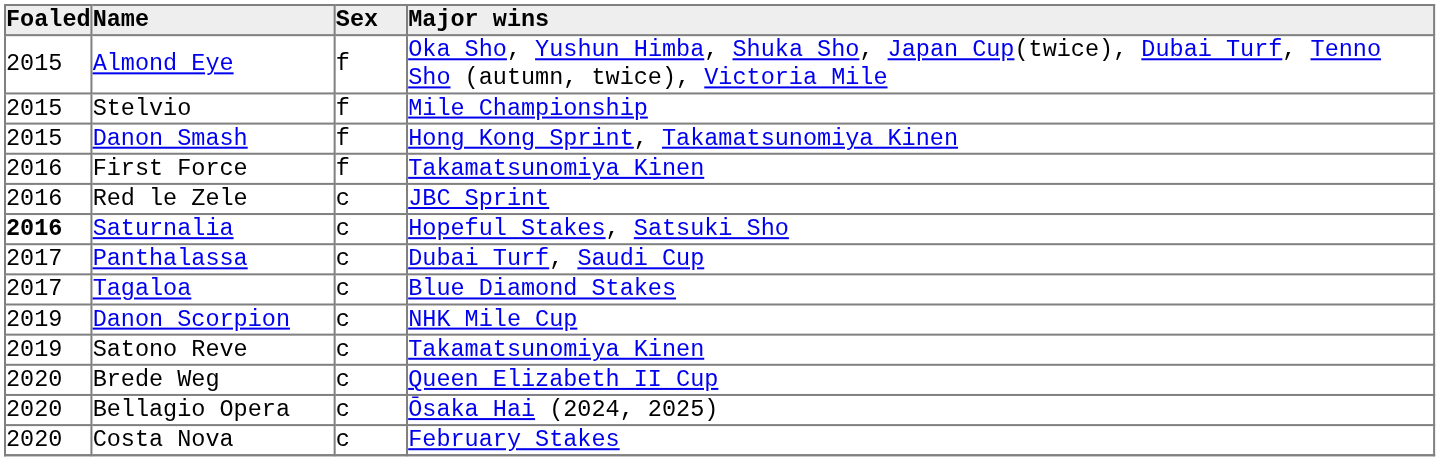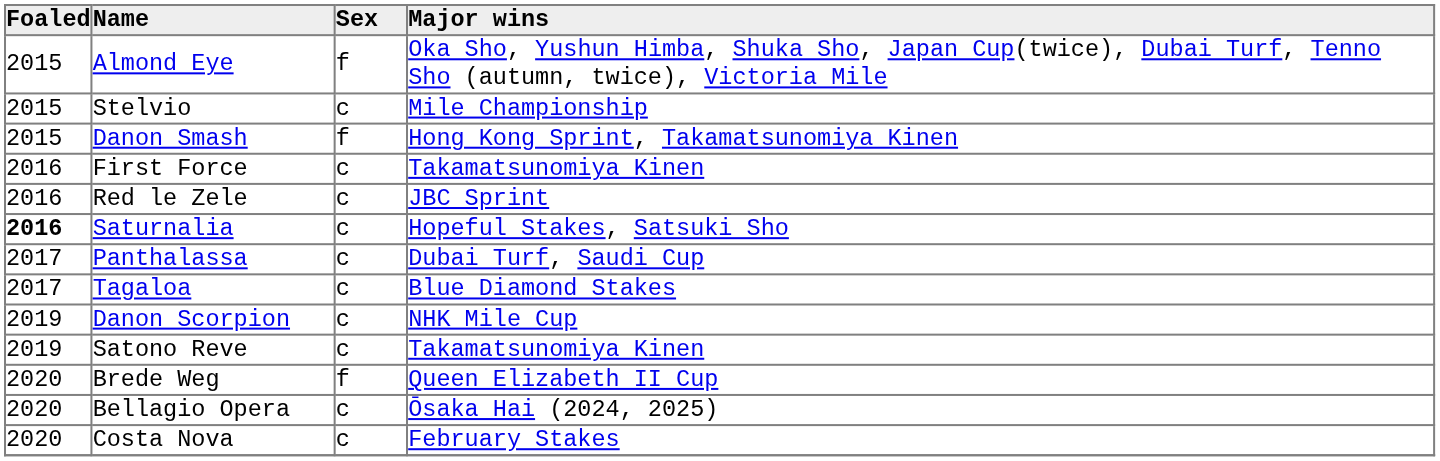(343, 109) f -> (343, 109) c
(343, 169) f -> (343, 169) c
(343, 380) c -> (343, 380) f
